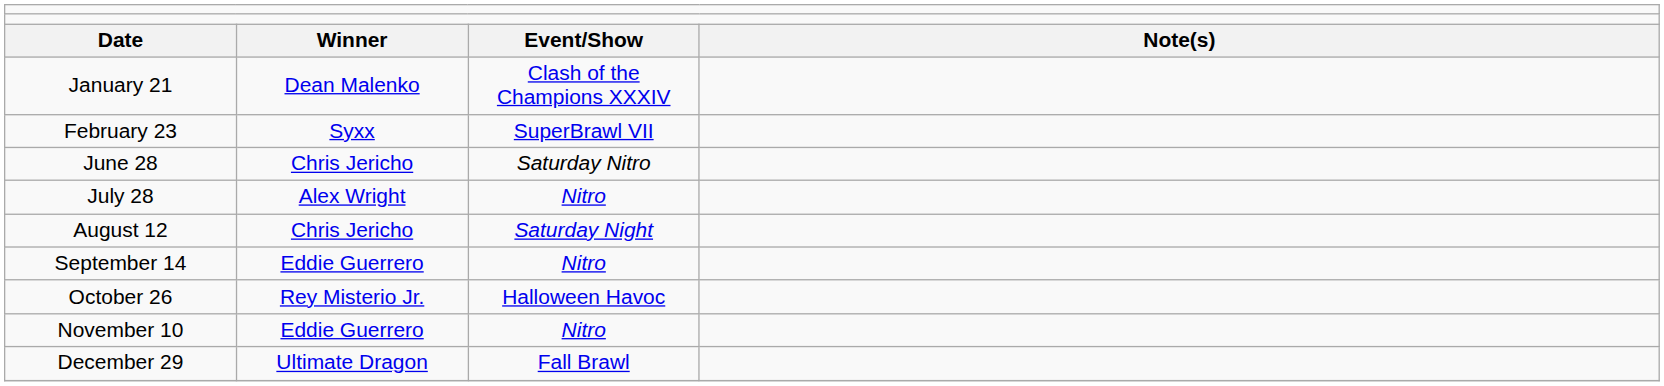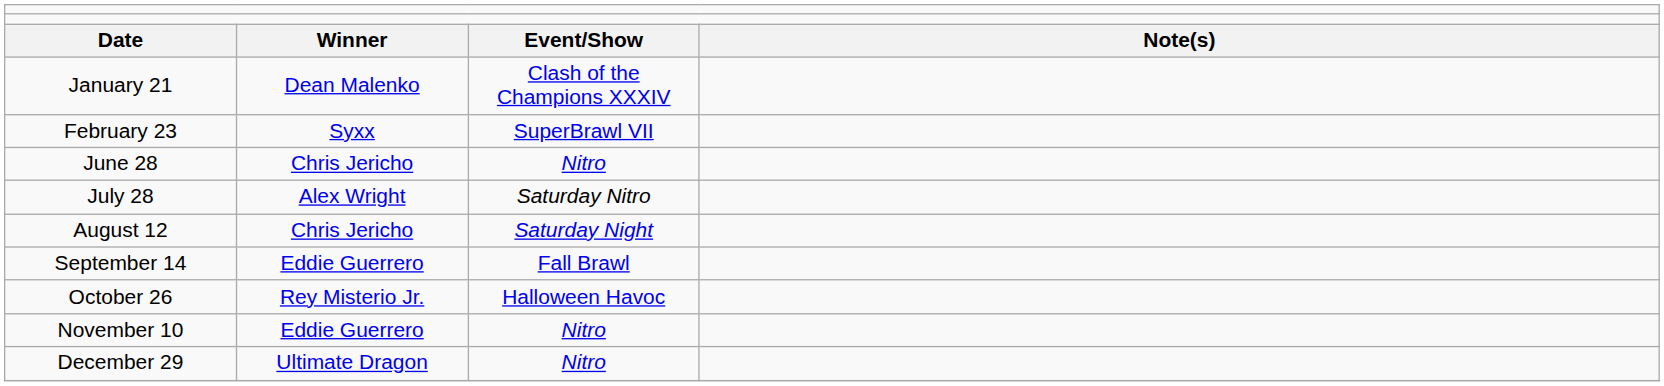(584, 163) Saturday Nitro -> (584, 163) Nitro
(584, 196) Nitro -> (584, 196) Saturday Nitro
(584, 263) Nitro -> (584, 263) Fall Brawl
(584, 363) Fall Brawl -> (584, 363) Nitro
